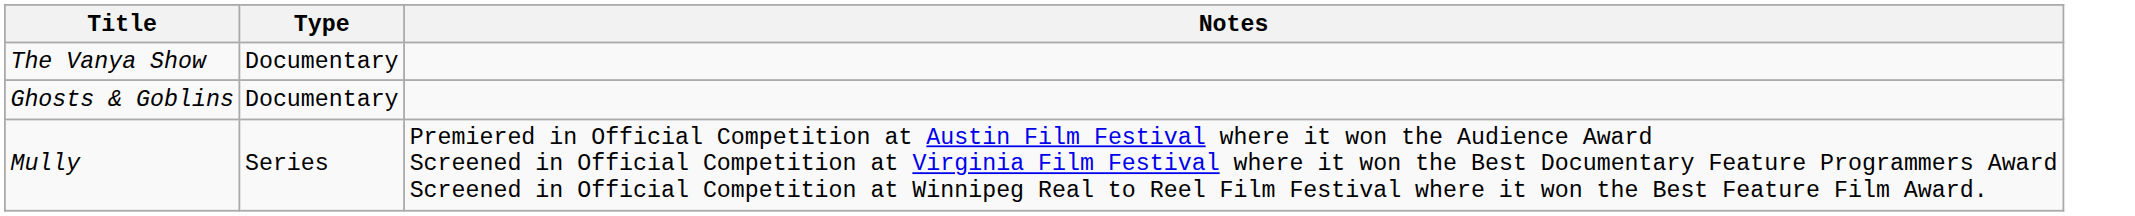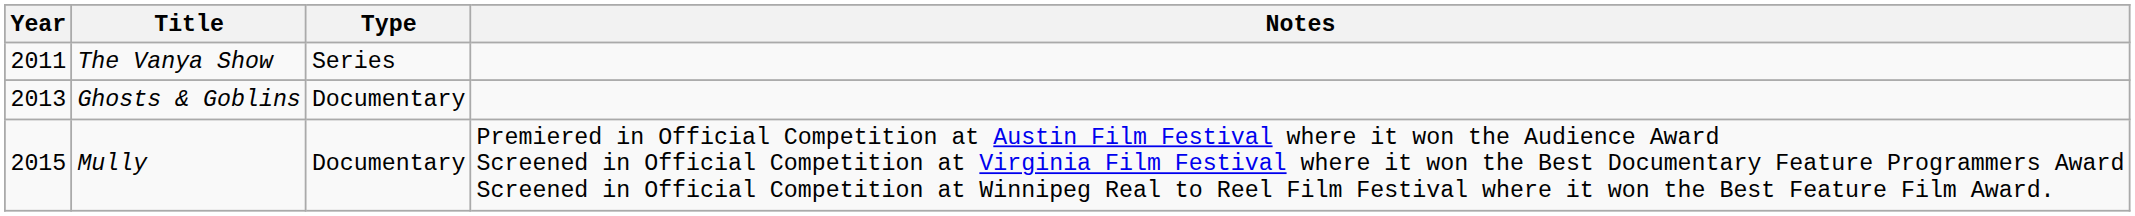+ column: (38, 24)
(322, 62) Documentary -> (354, 62) Series
(287, 164) Series -> (389, 164) Documentary
